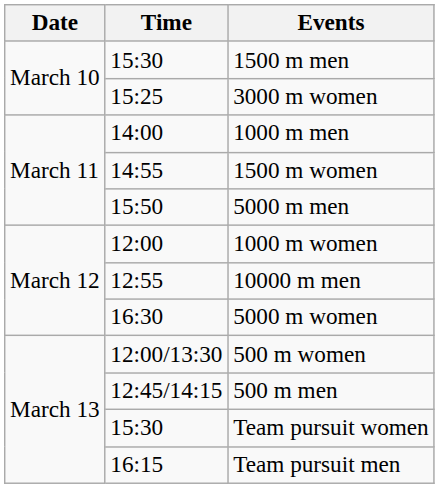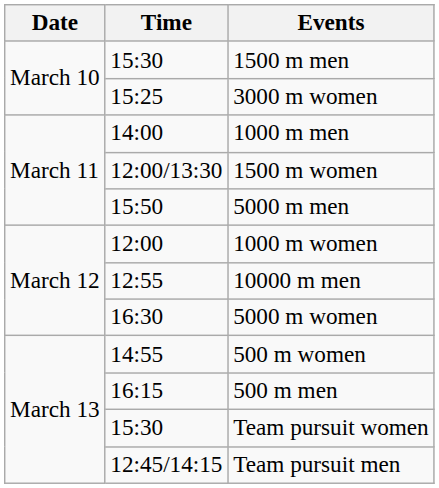(137, 170) 14:55 -> (166, 170) 12:00/13:30
(166, 354) 12:00/13:30 -> (137, 354) 14:55
(166, 390) 12:45/14:15 -> (137, 390) 16:15
(137, 464) 16:15 -> (166, 464) 12:45/14:15
